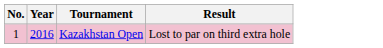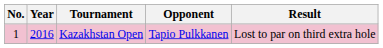+ column: (189, 14)
